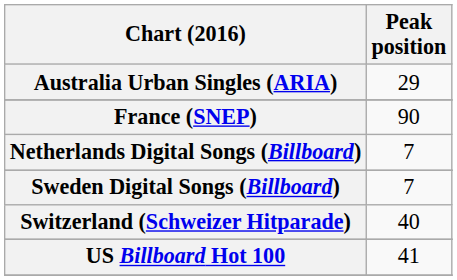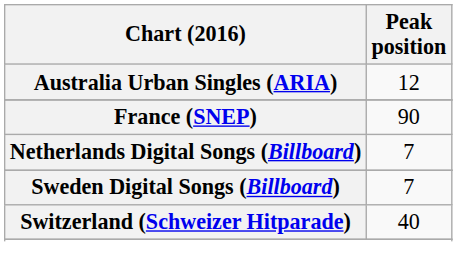(409, 81) 29 -> (409, 81) 12
- row: (186, 256)
